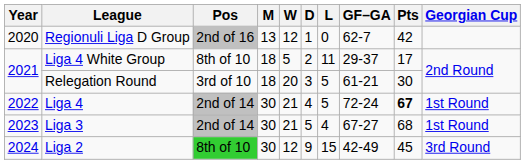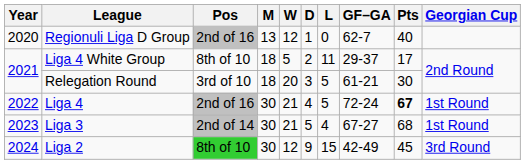(405, 37) 42 -> (405, 37) 40
(225, 103) 2nd of 14 -> (225, 103) 2nd of 16
